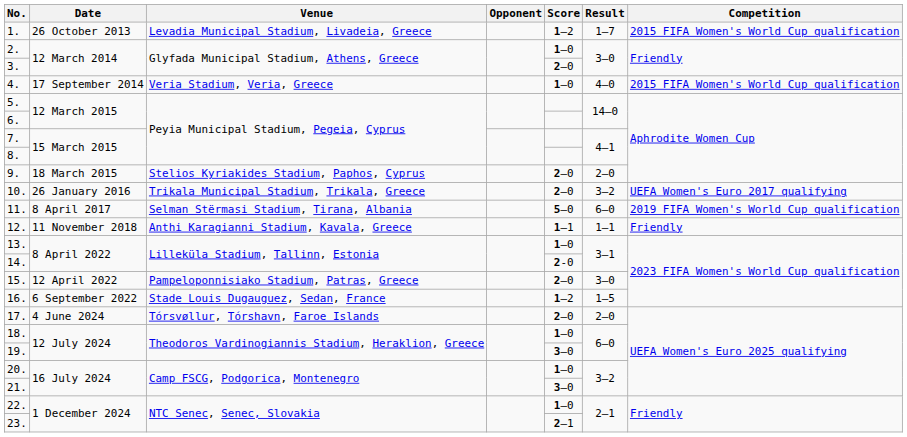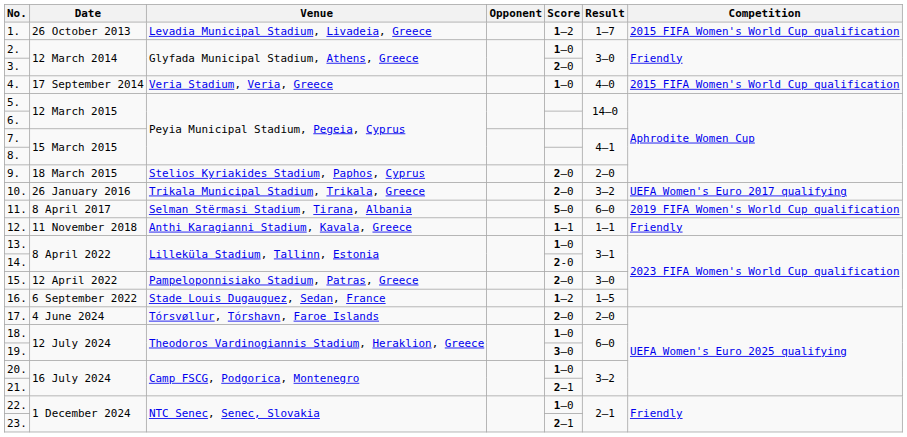(564, 387) 3–0 -> (564, 387) 2–1
